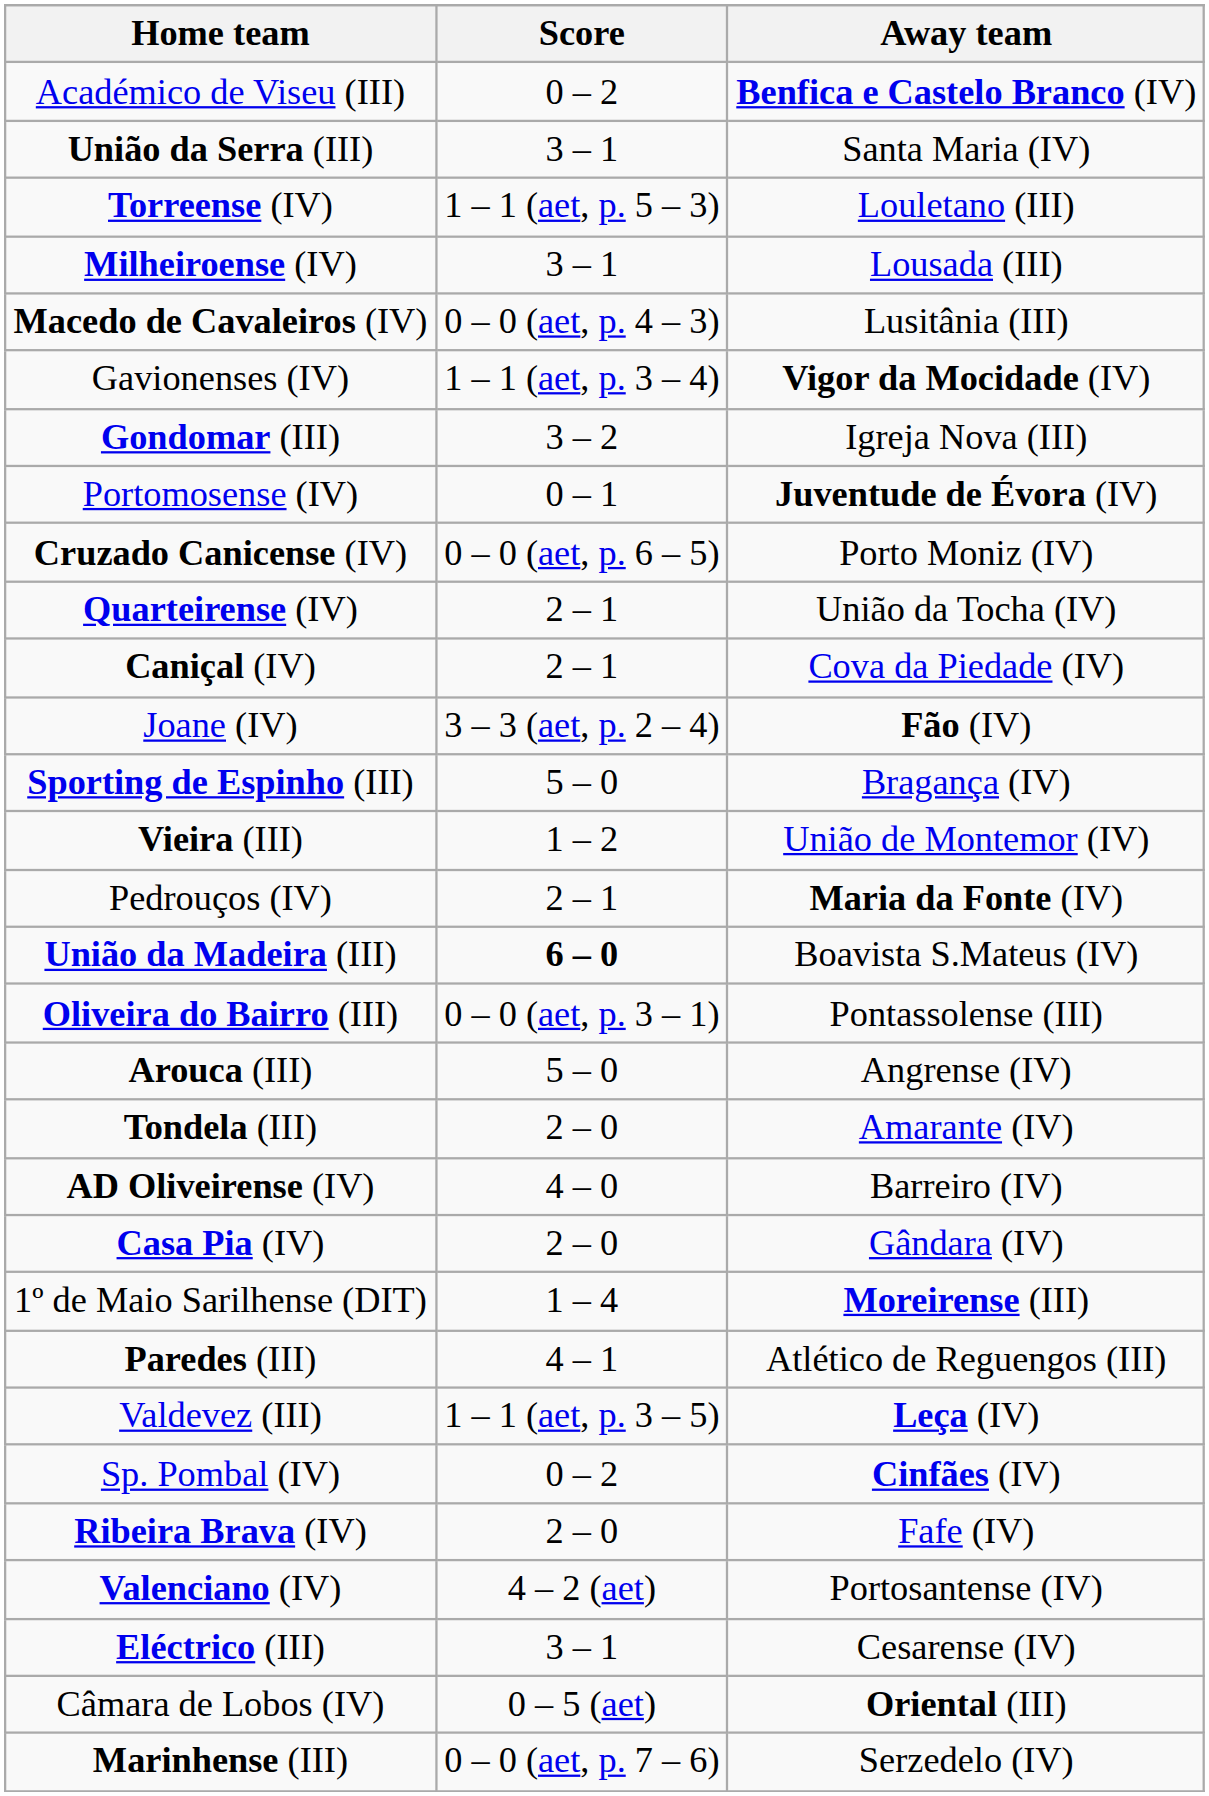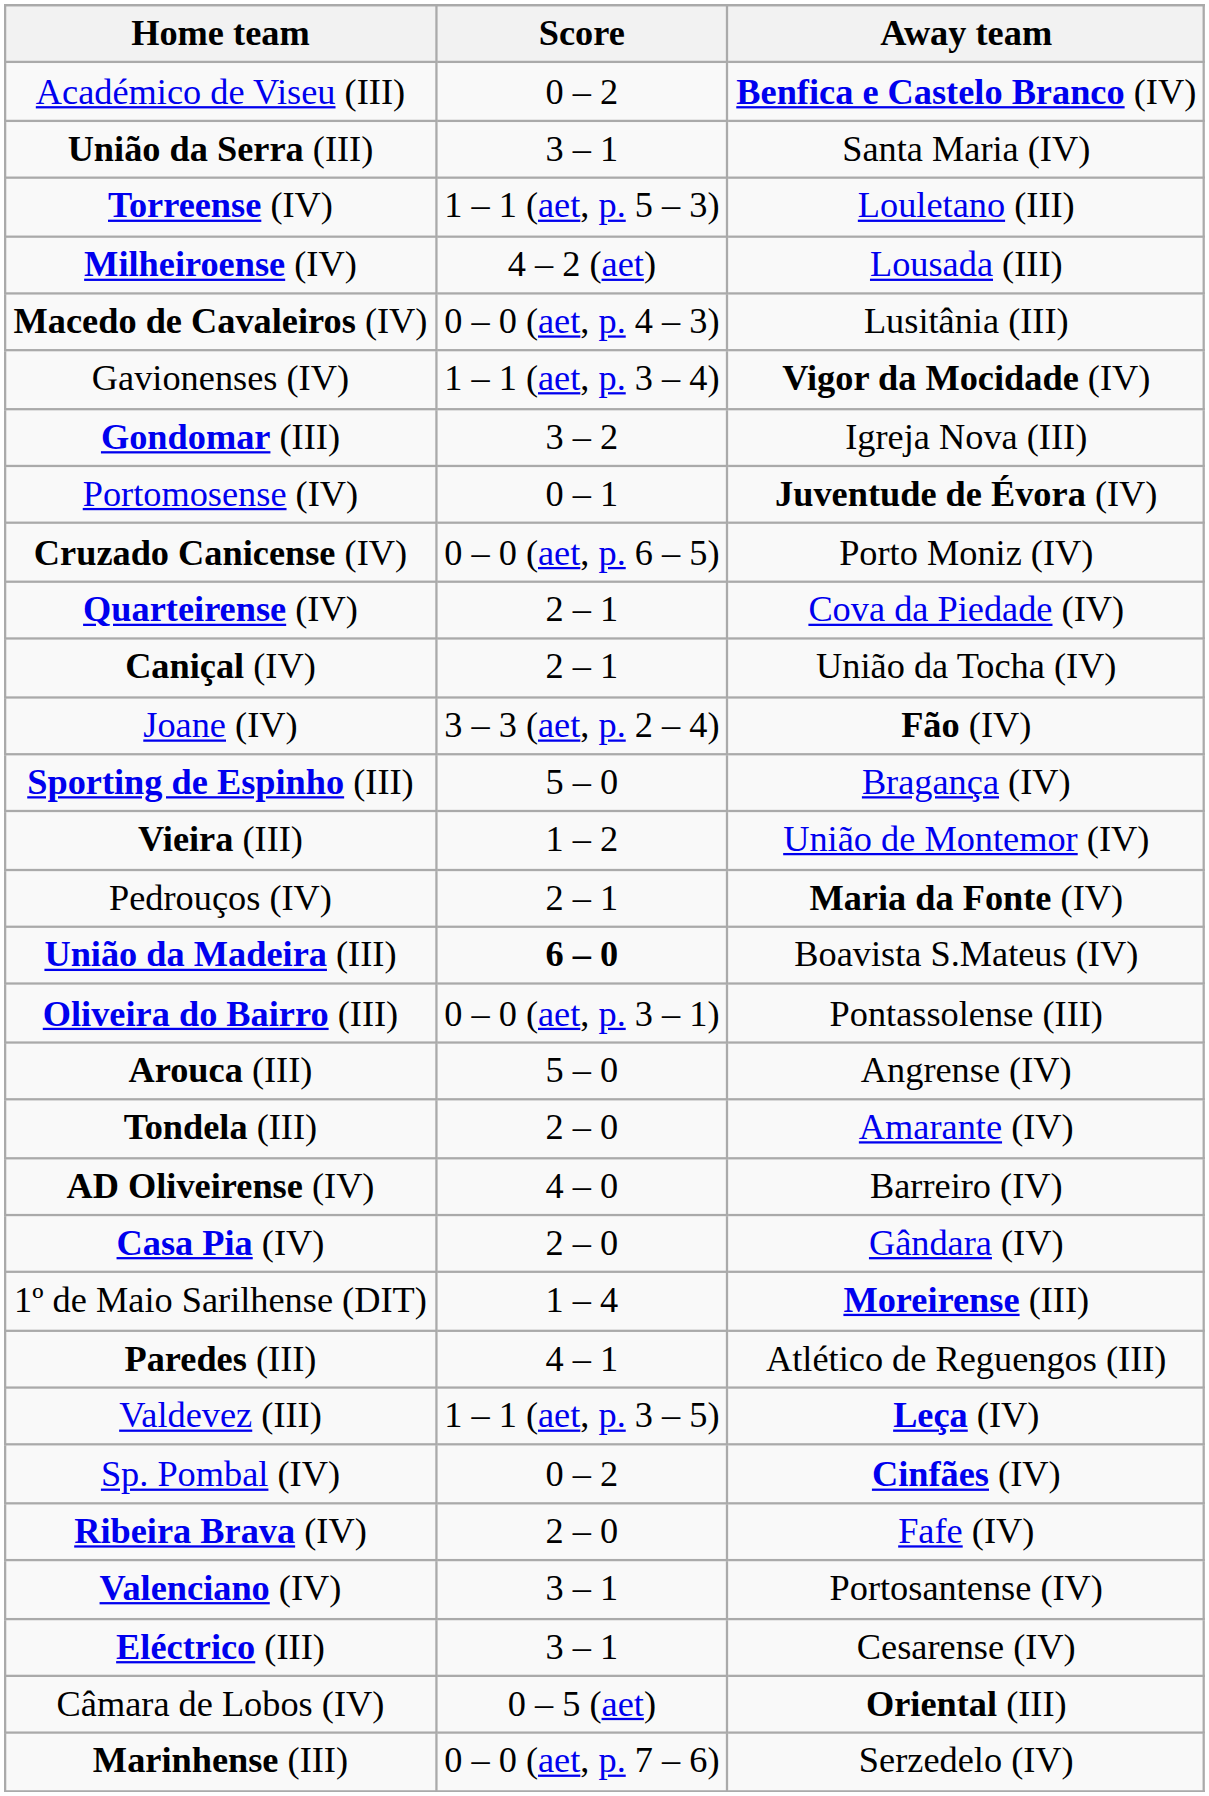(582, 263) 3 – 1 -> (582, 263) 4 – 2 (aet)
(966, 609) União da Tocha (IV) -> (966, 609) Cova da Piedade (IV)
(966, 666) Cova da Piedade (IV) -> (966, 666) União da Tocha (IV)
(582, 1588) 4 – 2 (aet) -> (582, 1588) 3 – 1
